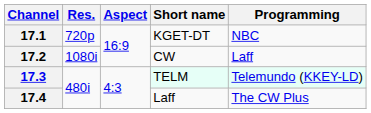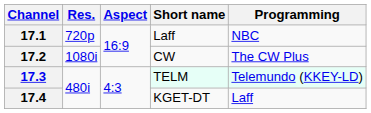(182, 35) KGET-DT -> (164, 35) Laff
(242, 56) Laff -> (270, 56) The CW Plus
(164, 98) Laff -> (182, 98) KGET-DT
(270, 98) The CW Plus -> (242, 98) Laff
